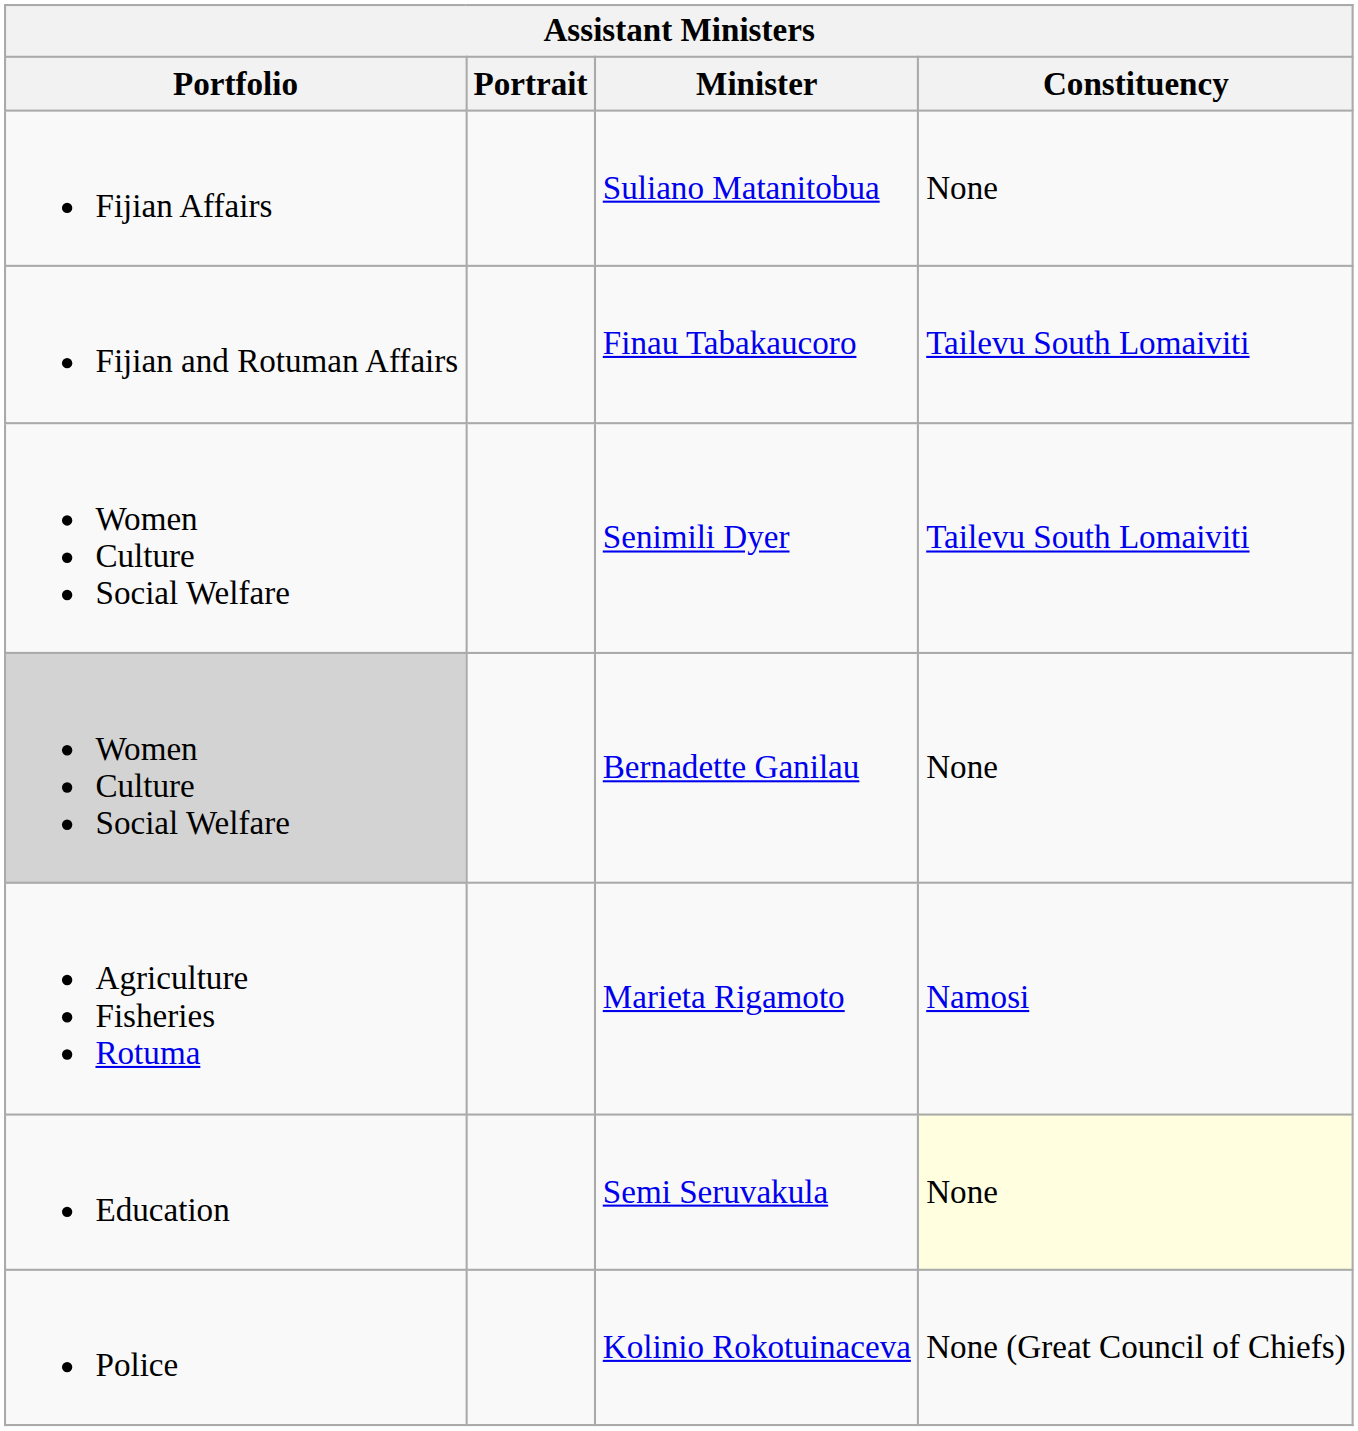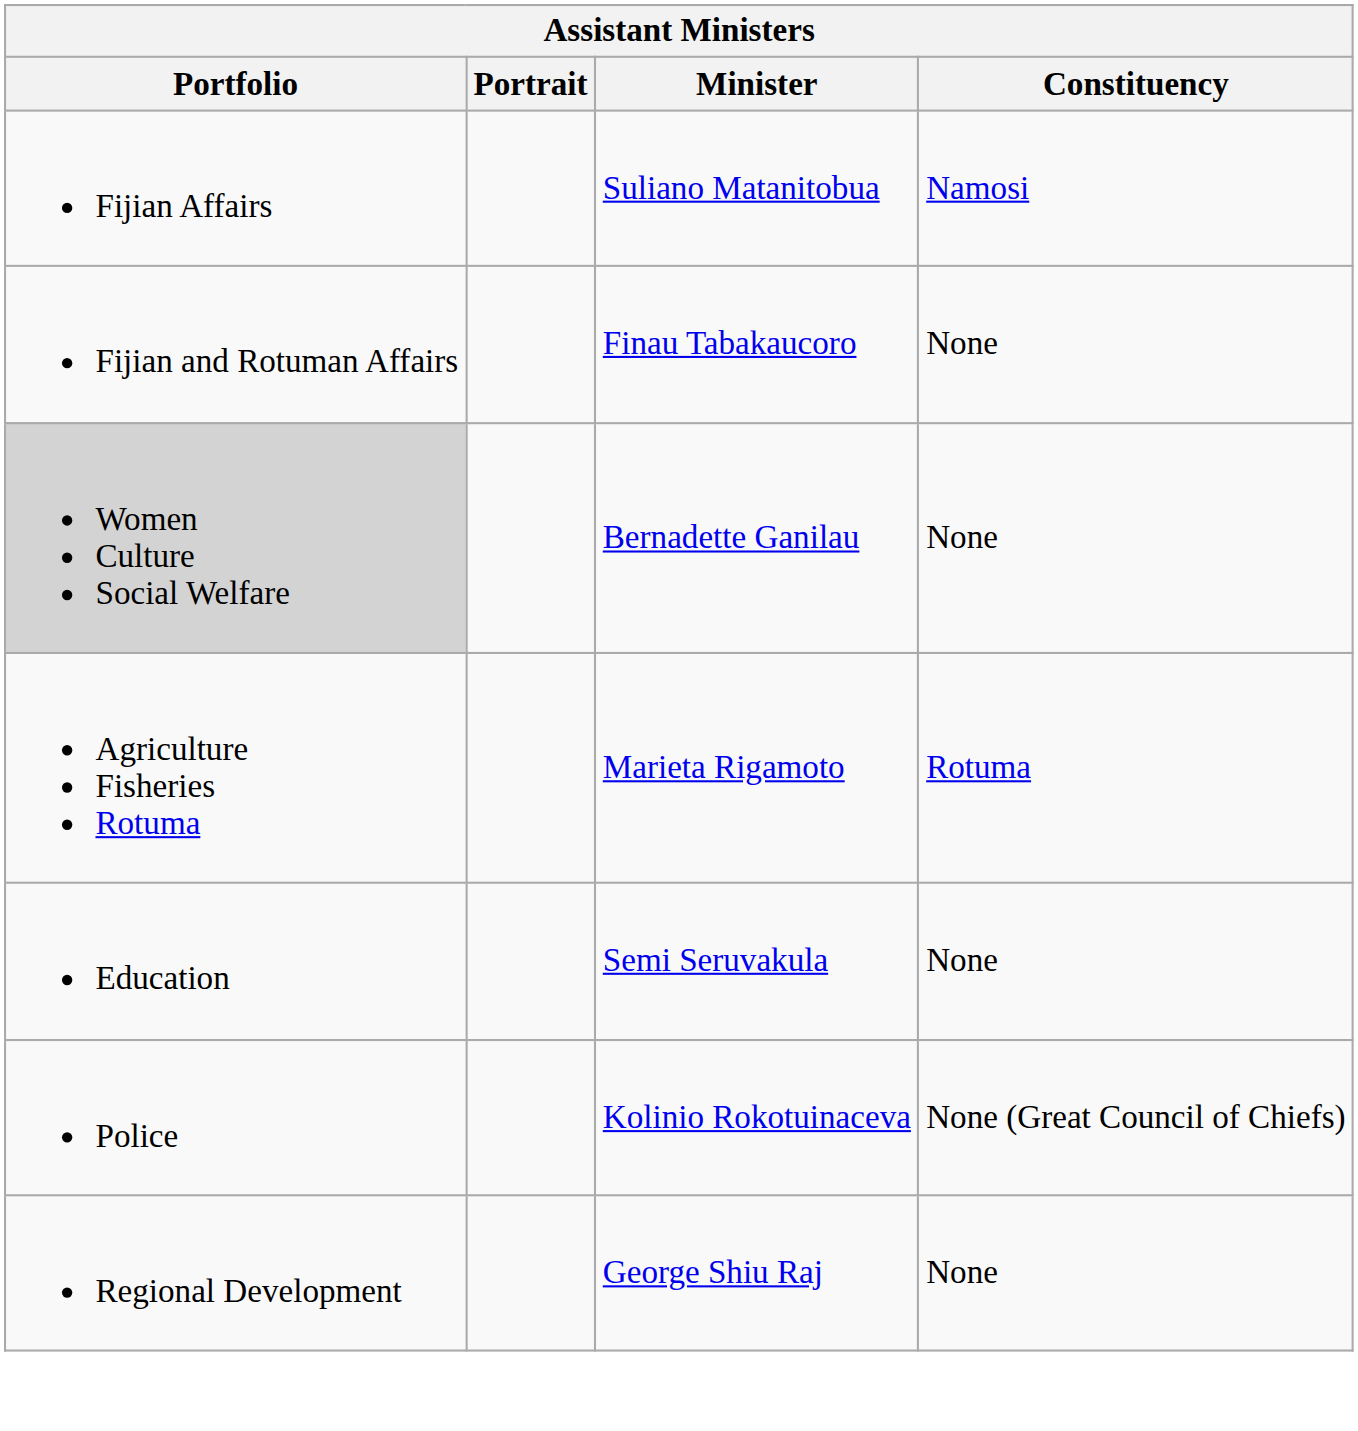(962, 187) None -> (978, 187) Namosi
(1088, 343) Tailevu South Lomaiviti -> (962, 343) None
- row: (696, 536)
(978, 997) Namosi -> (979, 767) Rotuma
(962, 1191) lightyellow background -> (962, 960) no background
+ row: (713, 1272)
